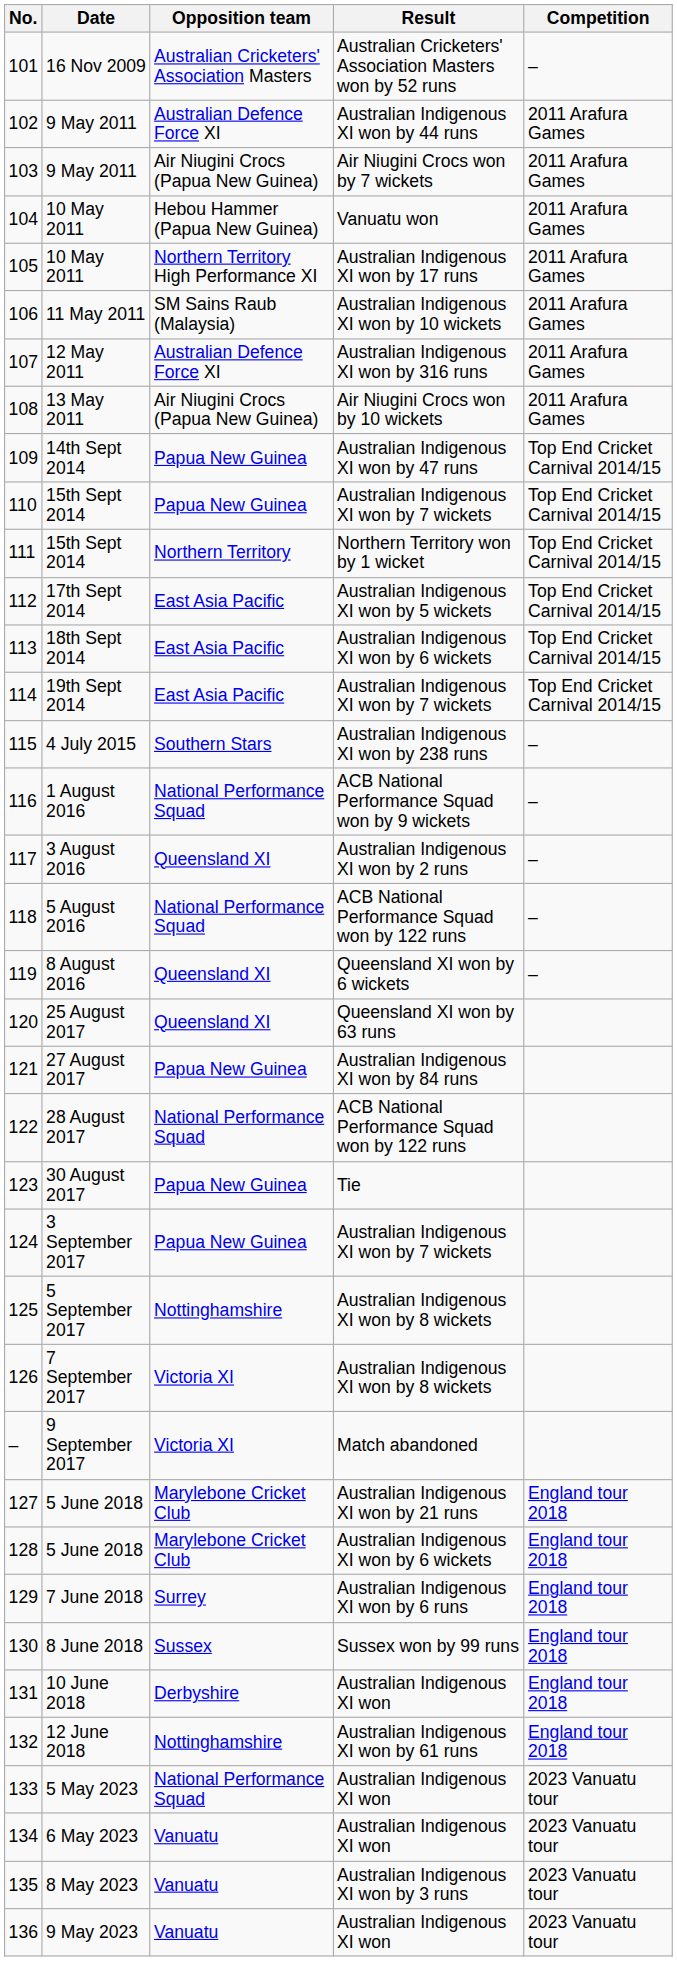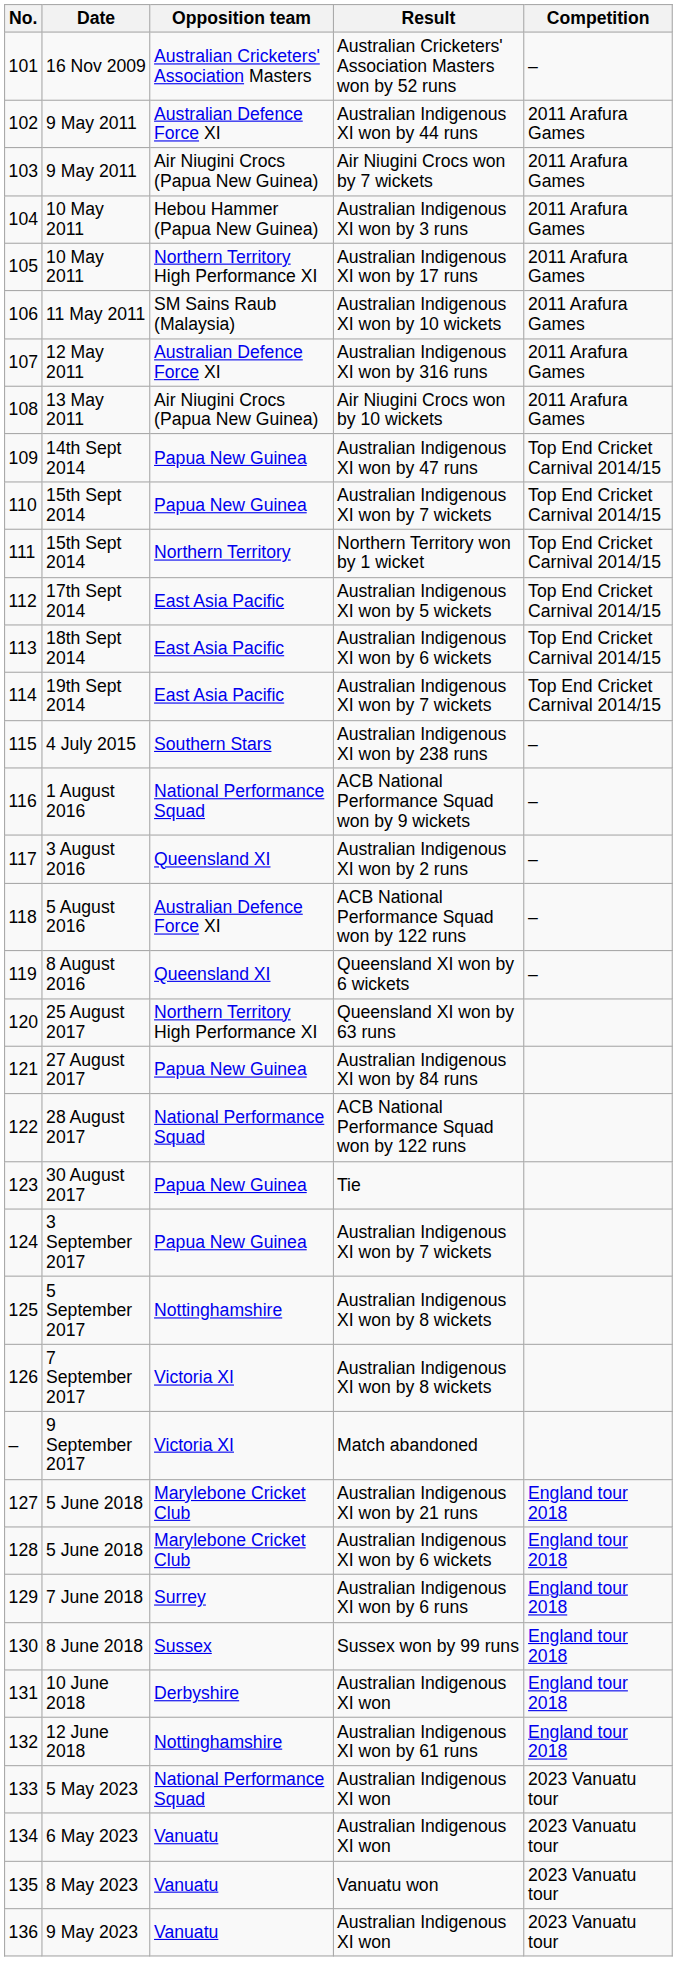(388, 219) Vanuatu won -> (422, 219) Australian Indigenous XI won by 3 runs
(239, 916) National Performance Squad -> (228, 916) Australian Defence Force XI
(212, 1022) Queensland XI -> (236, 1022) Northern Territory High Performance XI
(422, 1884) Australian Indigenous XI won by 3 runs -> (388, 1884) Vanuatu won
